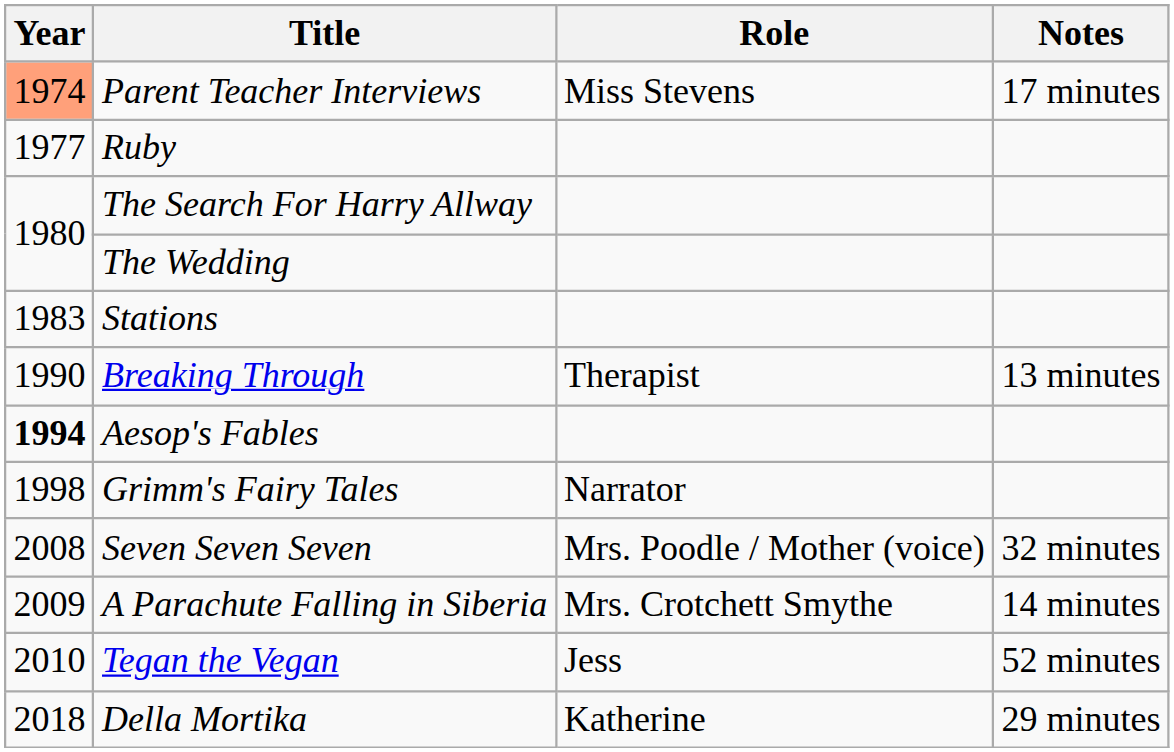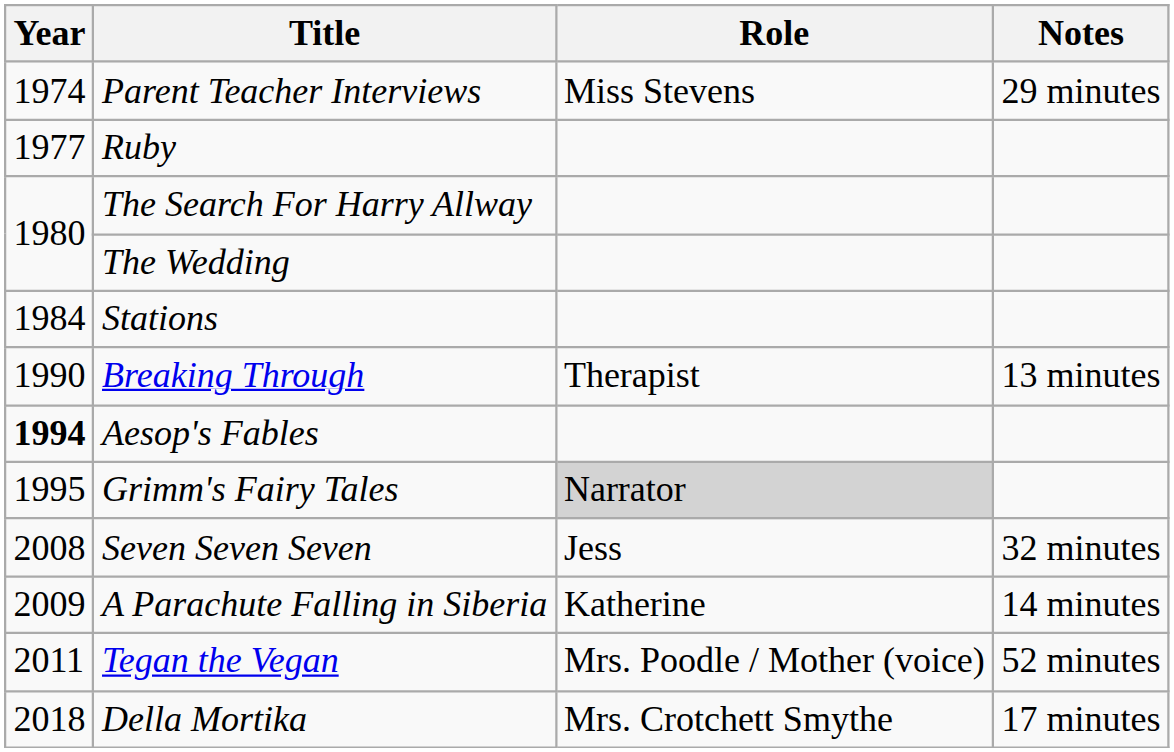(49, 90) lightsalmon background -> (49, 90) no background
(1081, 90) 17 minutes -> (1081, 90) 29 minutes
(49, 318) 1983 -> (49, 318) 1984
(49, 489) 1998 -> (49, 489) 1995
(625, 489) no background -> (625, 489) lightgrey background
(774, 546) Mrs. Poodle / Mother (voice) -> (593, 546) Jess
(728, 603) Mrs. Crotchett Smythe -> (635, 603) Katherine
(49, 661) 2010 -> (49, 661) 2011
(593, 661) Jess -> (774, 661) Mrs. Poodle / Mother (voice)
(635, 718) Katherine -> (728, 718) Mrs. Crotchett Smythe
(1081, 718) 29 minutes -> (1081, 718) 17 minutes
